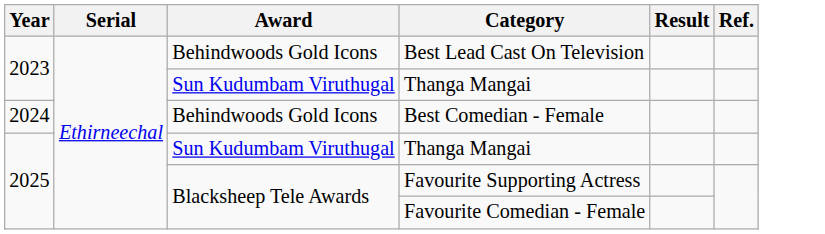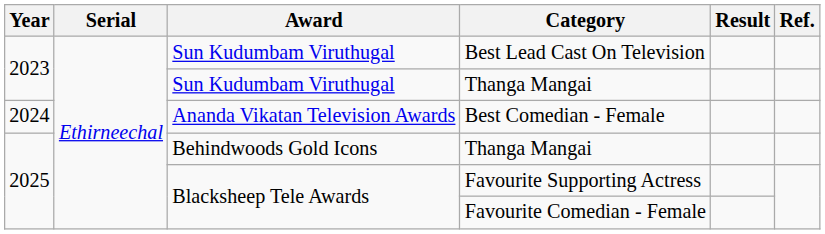(275, 52) Behindwoods Gold Icons -> (284, 52) Sun Kudumbam Viruthugal
(275, 116) Behindwoods Gold Icons -> (314, 116) Ananda Vikatan Television Awards
(284, 148) Sun Kudumbam Viruthugal -> (275, 148) Behindwoods Gold Icons
